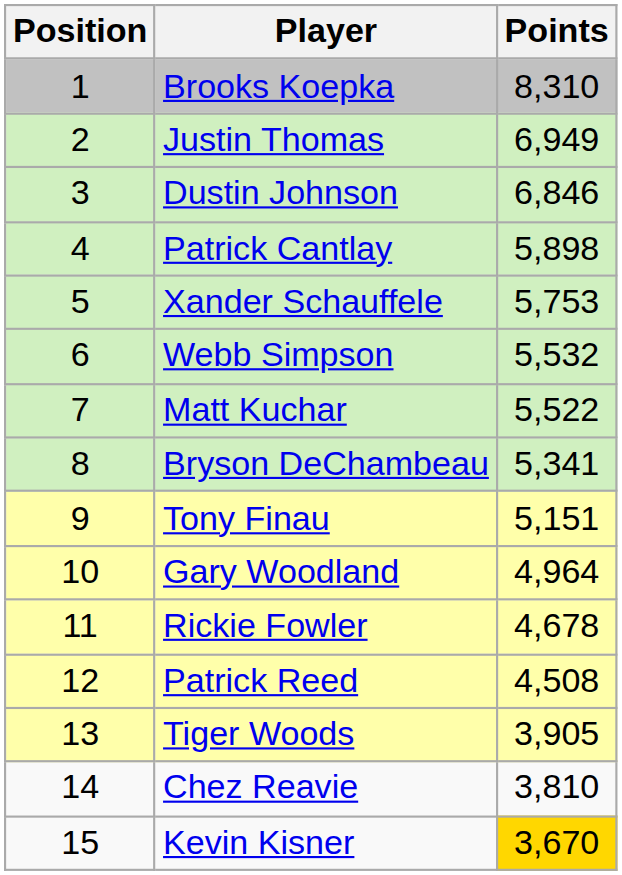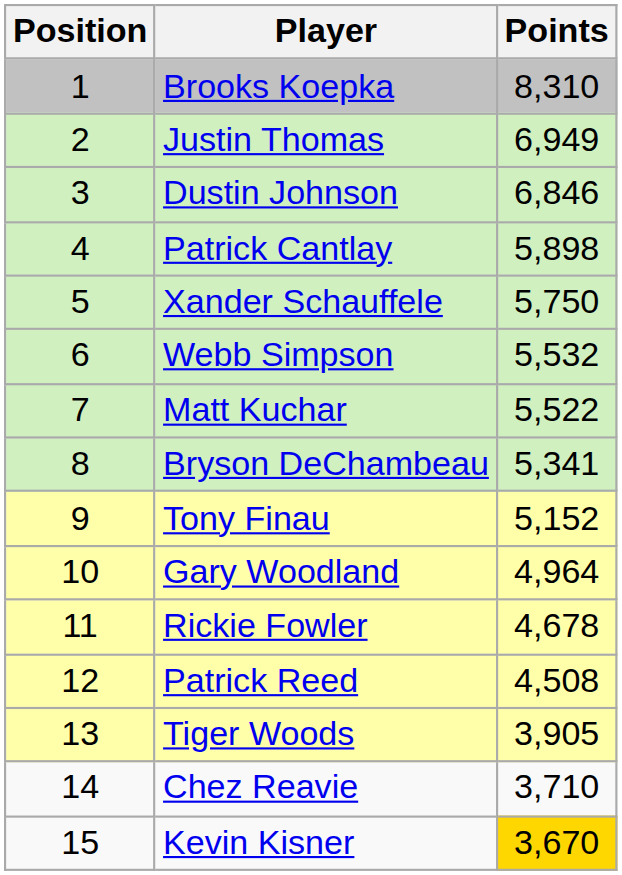(557, 301) 5,753 -> (557, 301) 5,750
(557, 517) 5,151 -> (557, 517) 5,152
(557, 788) 3,810 -> (557, 788) 3,710
